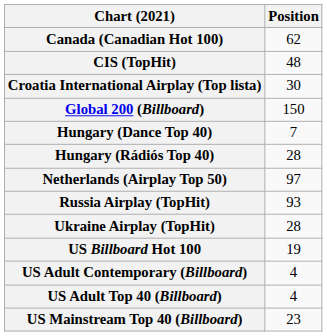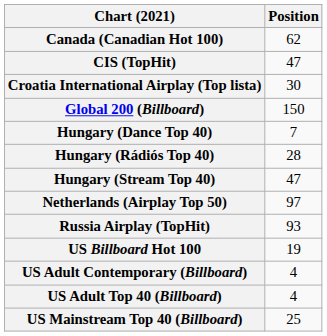(294, 62) 48 -> (294, 62) 47
+ row: (135, 179)
- row: (135, 226)
(294, 319) 23 -> (294, 319) 25
